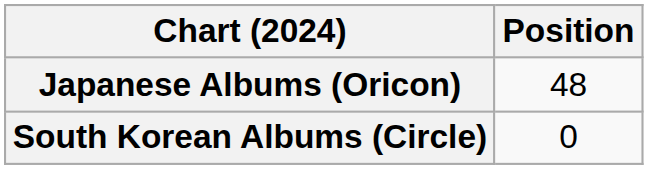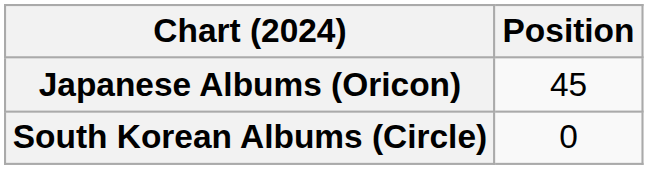(569, 84) 48 -> (569, 84) 45
